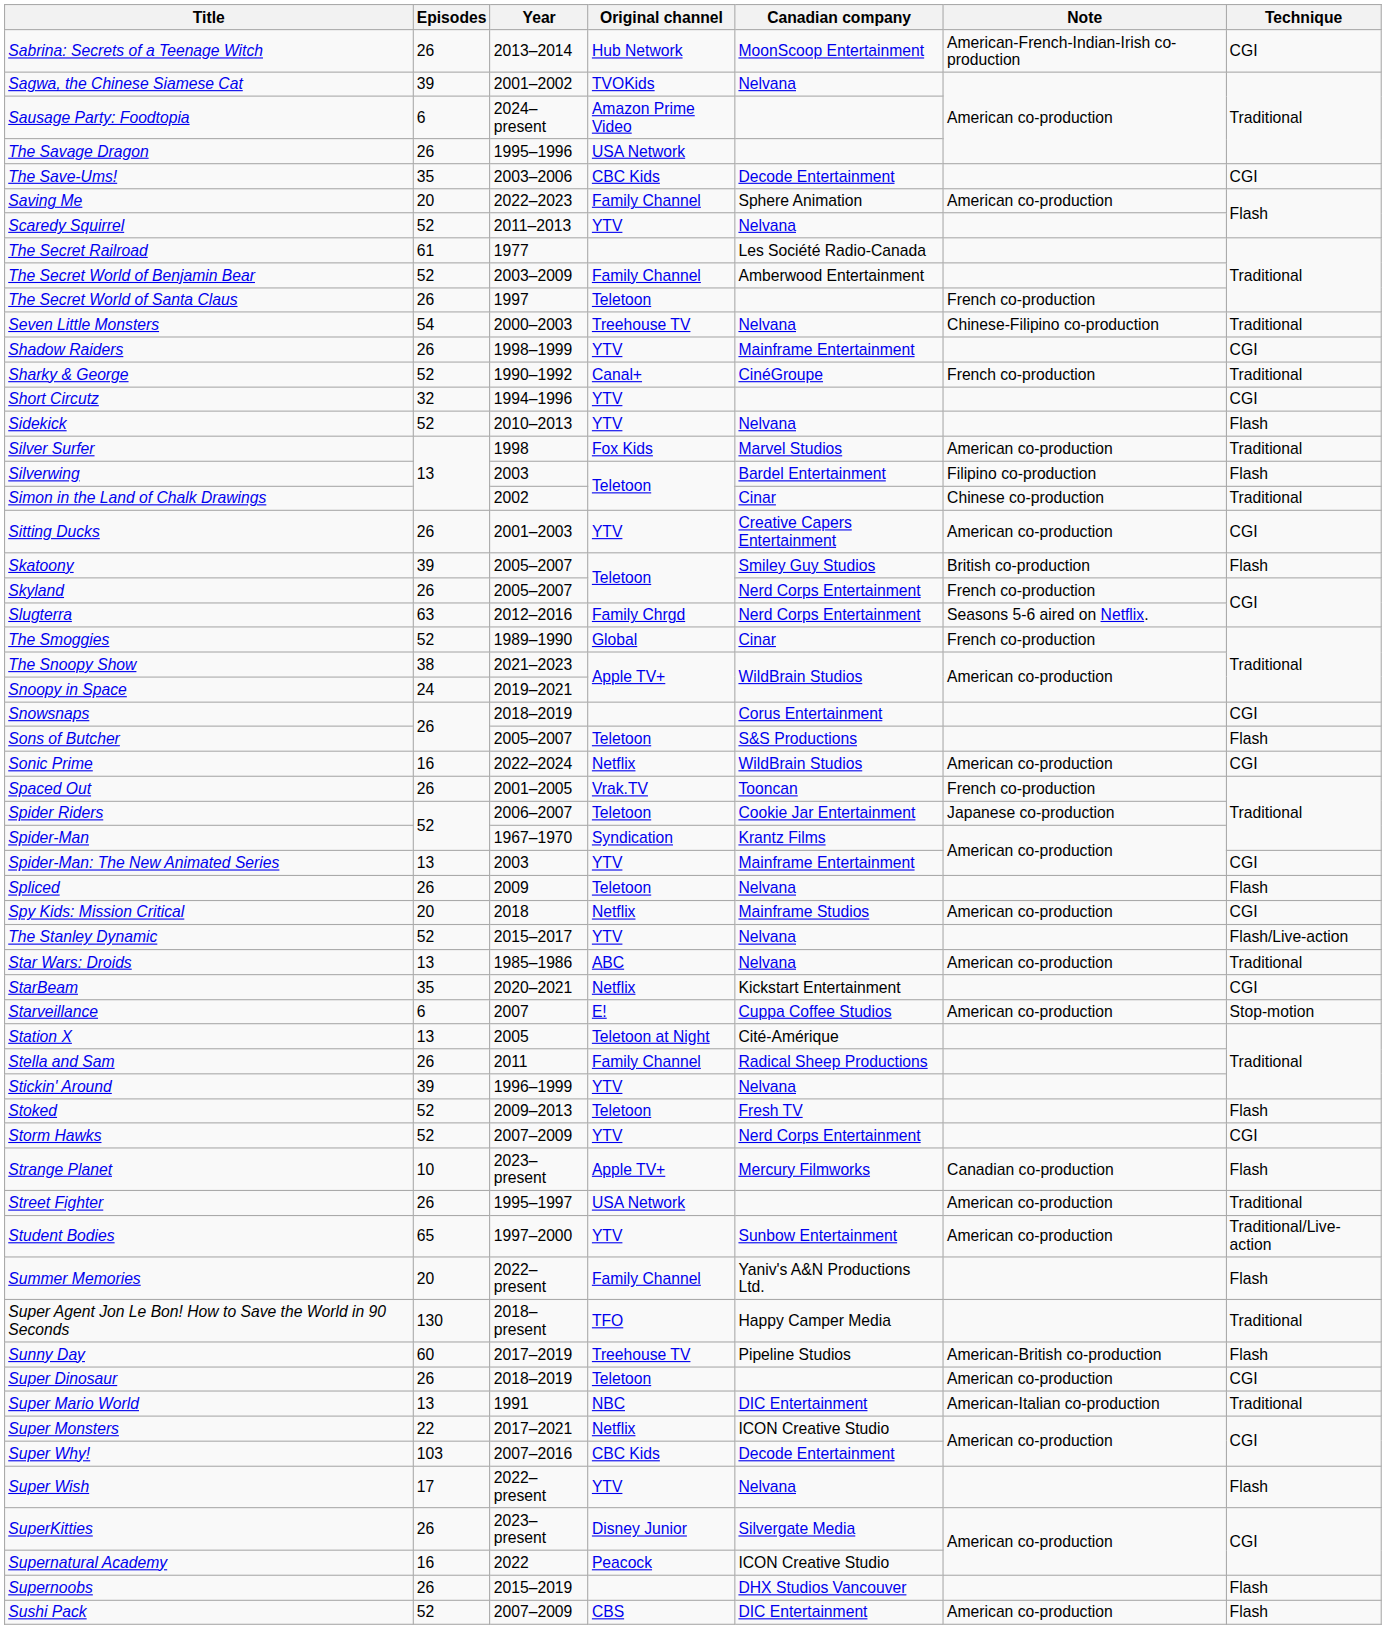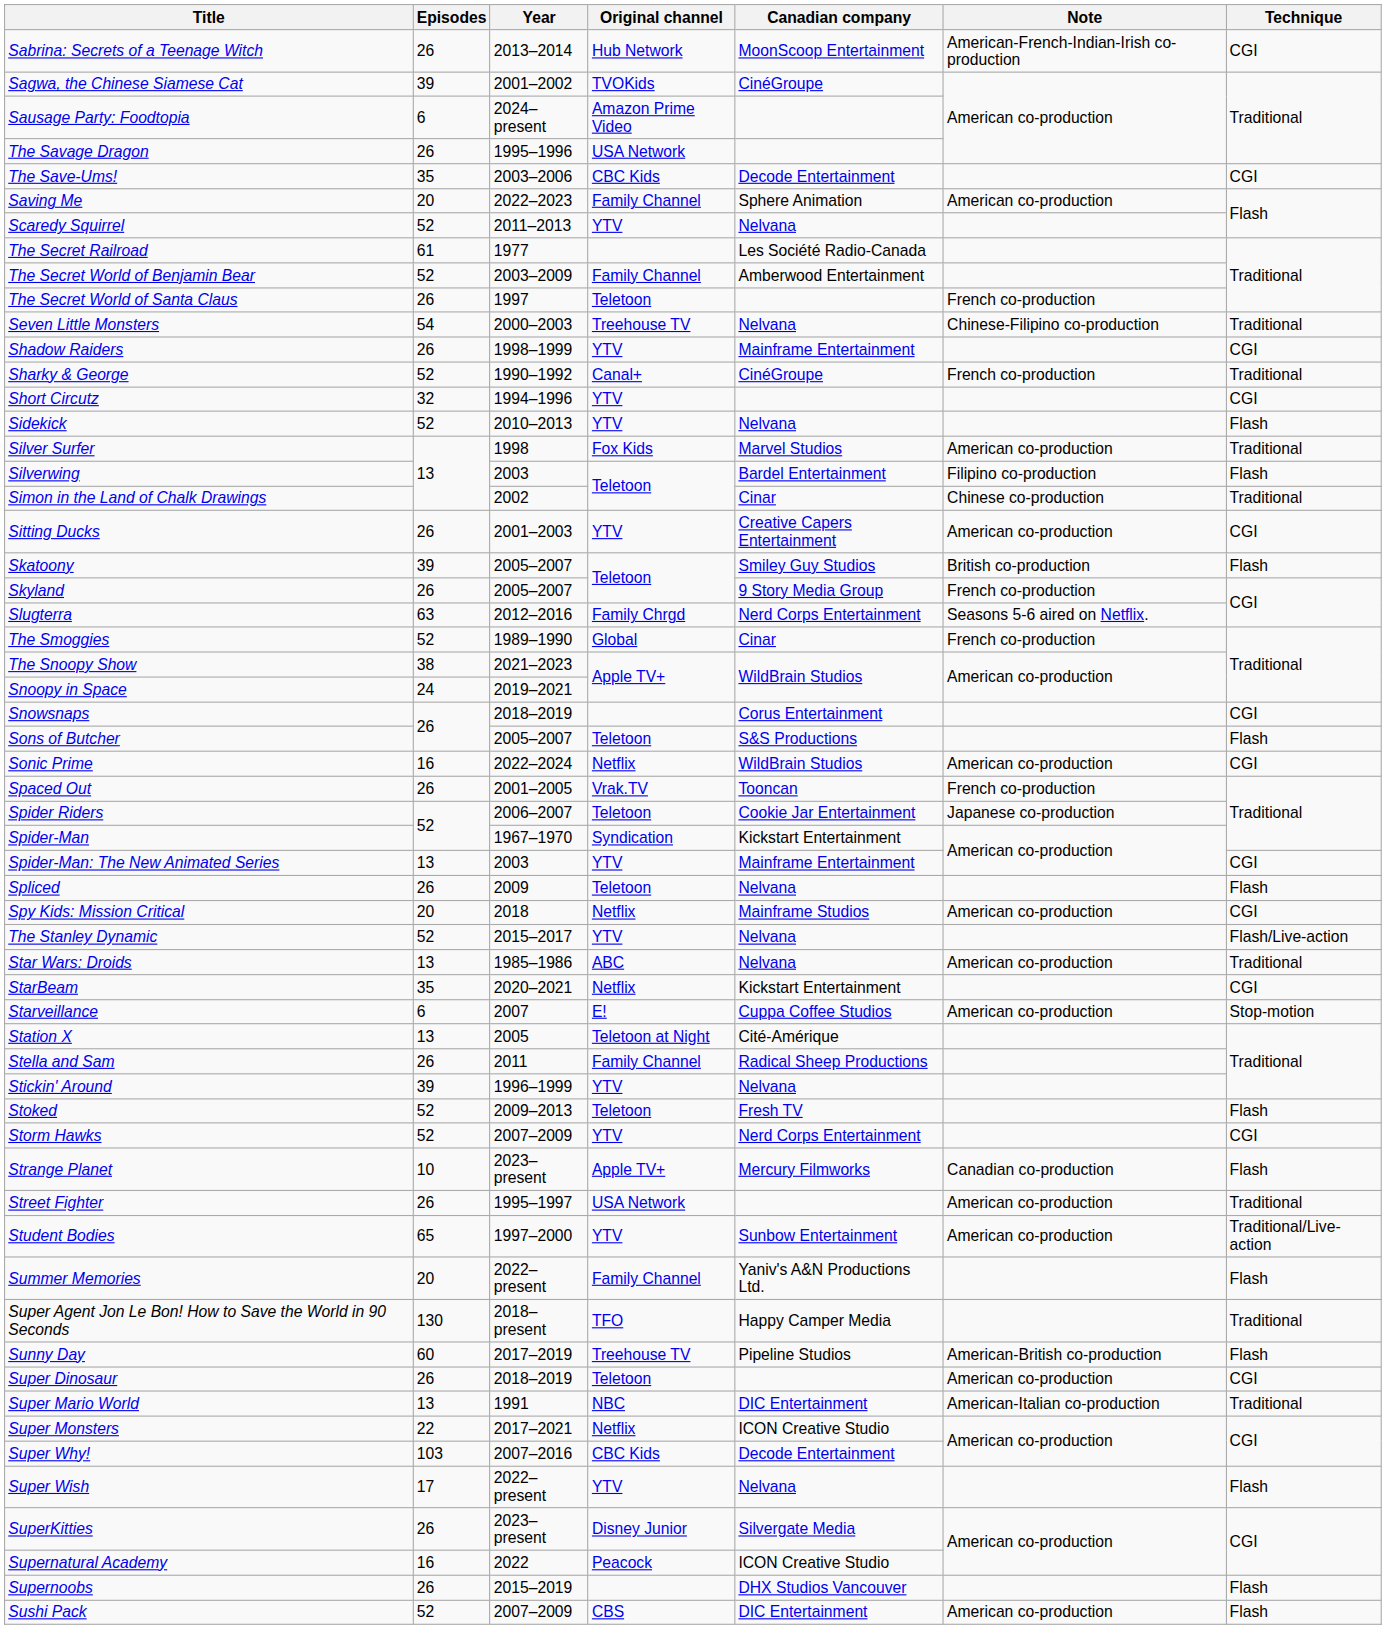(767, 84) Nelvana -> (781, 84) CinéGroupe
(830, 590) Nerd Corps Entertainment -> (811, 590) 9 Story Media Group
(782, 838) Krantz Films -> (820, 838) Kickstart Entertainment
